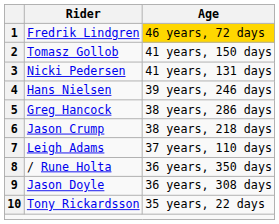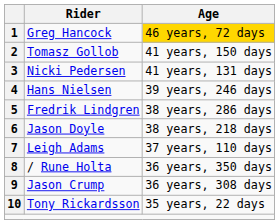(83, 33) Fredrik Lindgren -> (69, 33) Greg Hancock
(69, 109) Greg Hancock -> (83, 109) Fredrik Lindgren
(66, 128) Jason Crump -> (66, 128) Jason Doyle
(66, 186) Jason Doyle -> (66, 186) Jason Crump
